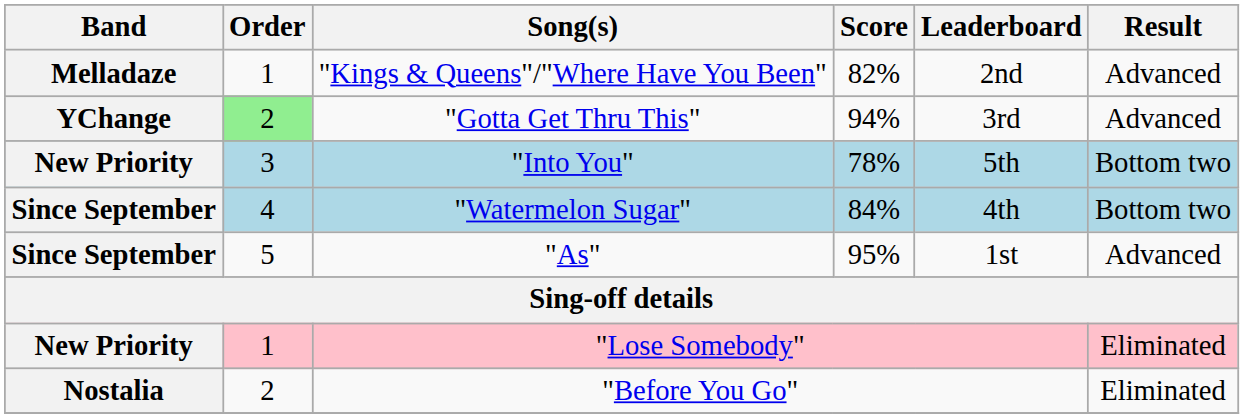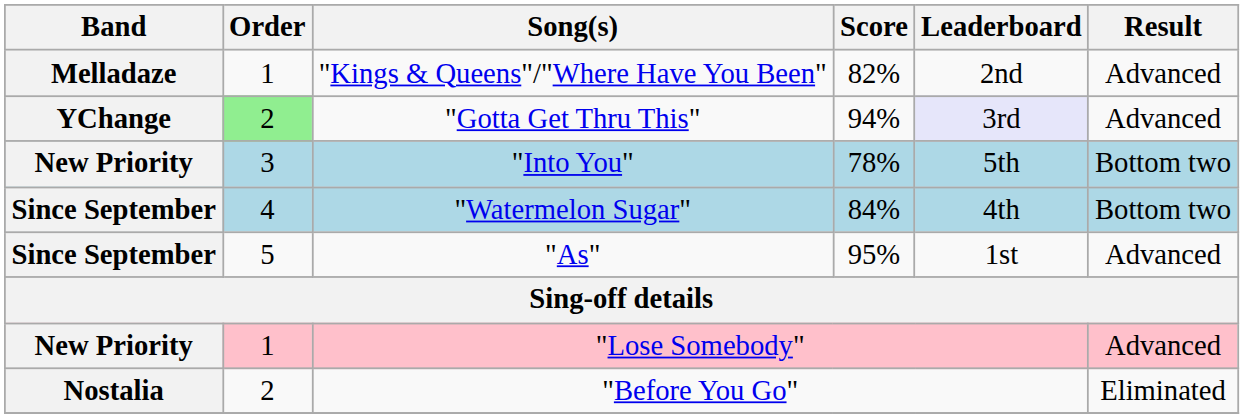(1001, 118) no background -> (1001, 118) lavender background
(1163, 345) Eliminated -> (1163, 345) Advanced
